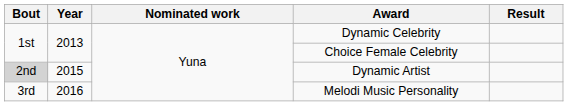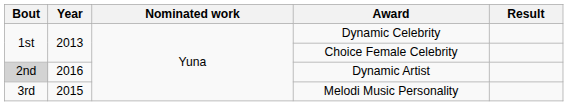(70, 71) 2015 -> (70, 71) 2016
(70, 91) 2016 -> (70, 91) 2015
